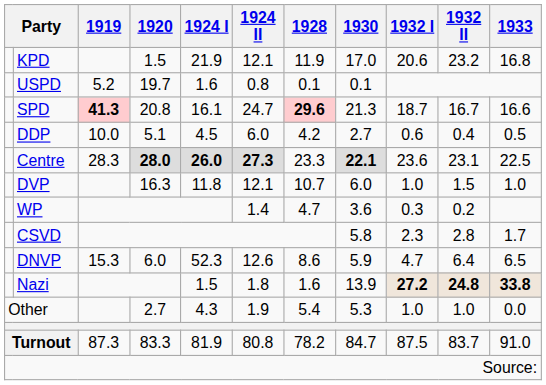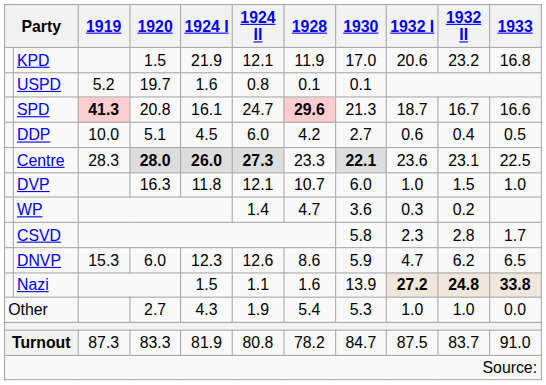(207, 260) 52.3 -> (207, 260) 12.3
(464, 260) 6.4 -> (464, 260) 6.2
(258, 285) 1.8 -> (258, 285) 1.1
